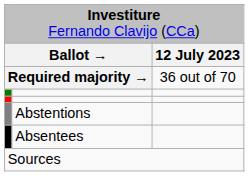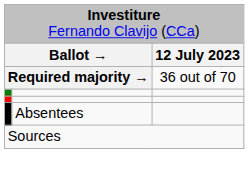- row: (8, 114)
